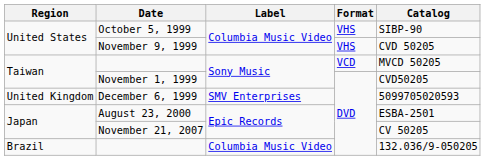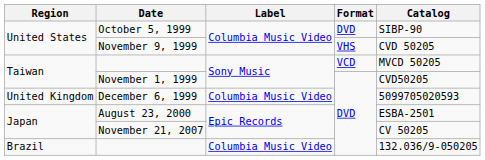(346, 30) VHS -> (346, 30) DVD
(255, 96) SMV Enterprises -> (270, 96) Columbia Music Video
